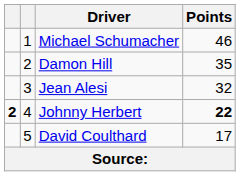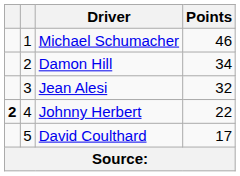(224, 64) 35 -> (224, 64) 34
(224, 112) bold -> (224, 112) normal
